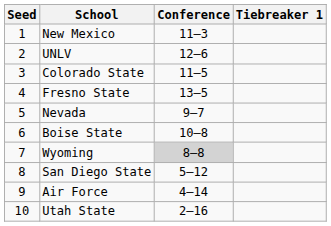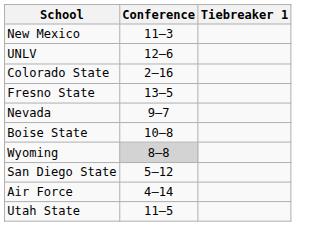- column: (22, 14)
(194, 73) 11–5 -> (159, 73) 2–16
(194, 211) 2–16 -> (159, 211) 11–5
